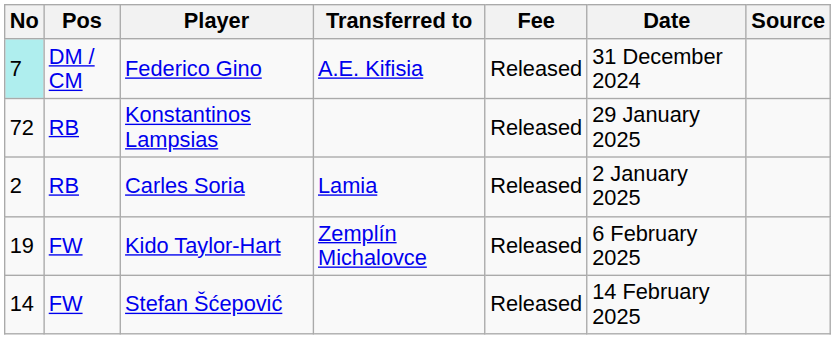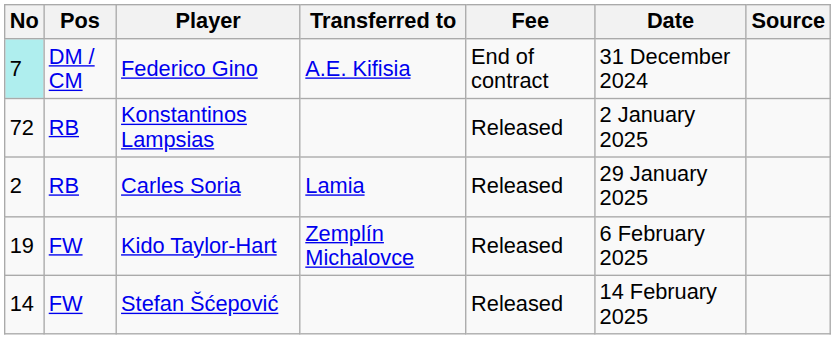(536, 68) Released -> (510, 68) End of contract
(646, 127) 29 January 2025 -> (647, 127) 2 January 2025
(640, 186) 2 January 2025 -> (653, 186) 29 January 2025
